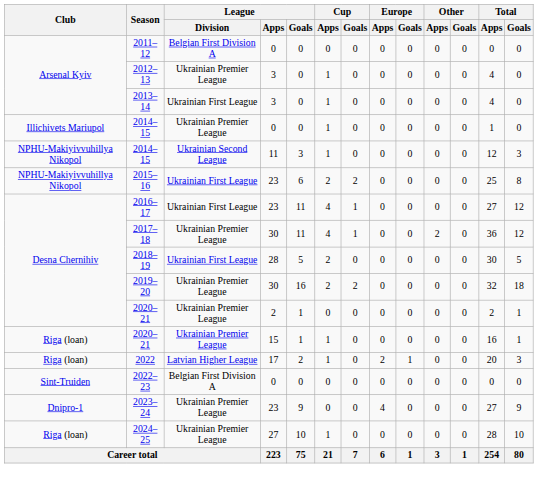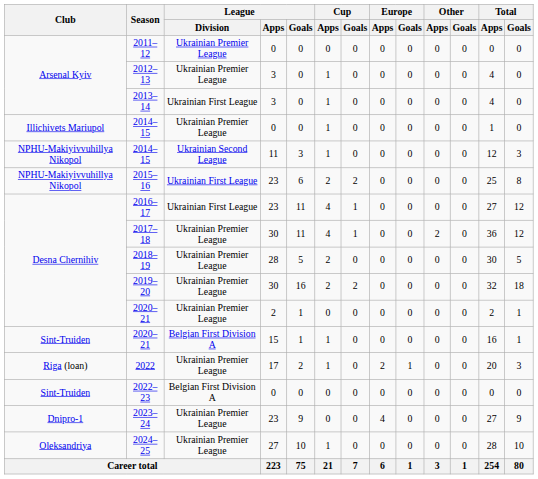(212, 48) Belgian First Division A -> (212, 48) Ukrainian Premier League
(212, 260) Ukrainian First League -> (212, 260) Ukrainian Premier League
(65, 339) Riga (loan) -> (65, 339) Sint-Truiden
(212, 339) Ukrainian Premier League -> (212, 339) Belgian First Division A
(212, 360) Latvian Higher League -> (212, 366) Ukrainian Premier League
(65, 434) Riga (loan) -> (65, 445) Oleksandriya
